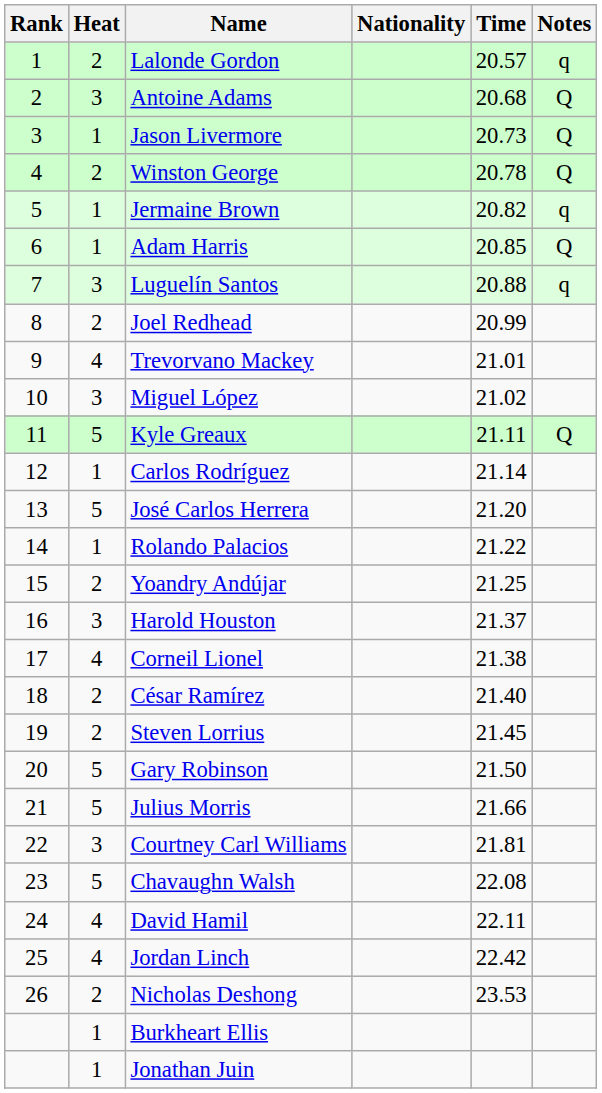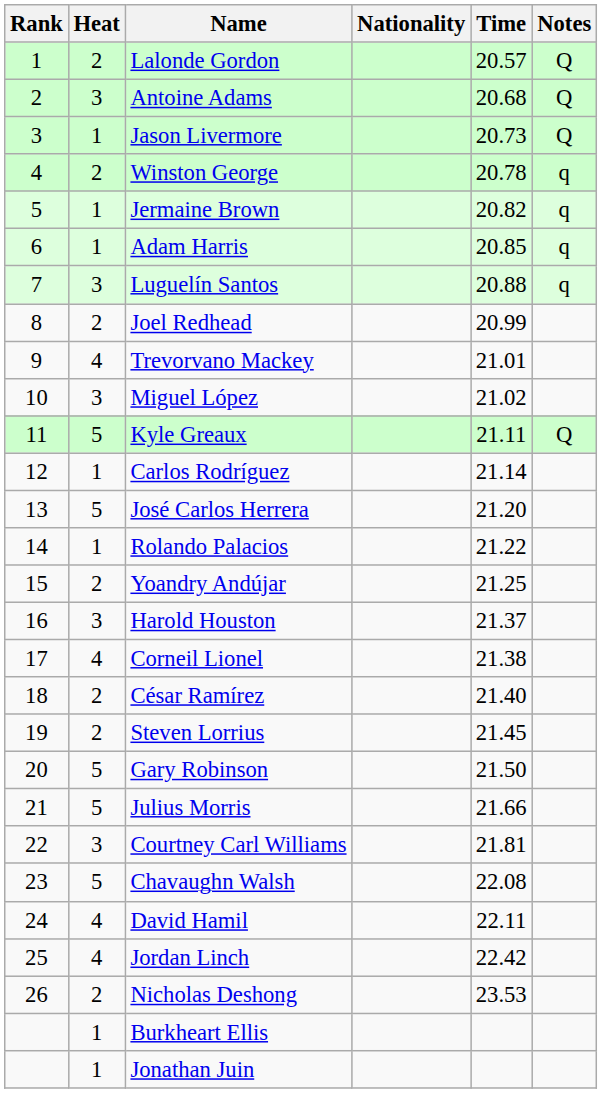(564, 60) q -> (564, 60) Q
(564, 172) Q -> (564, 172) q
(564, 247) Q -> (564, 247) q
